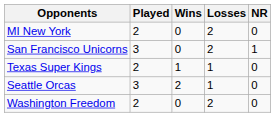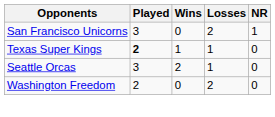- row: (39, 31)
(136, 67) normal -> (136, 49) bold
